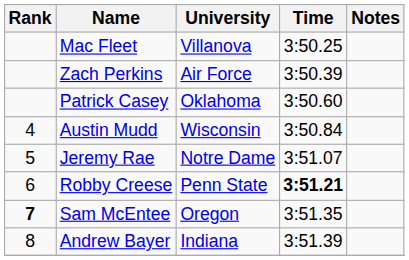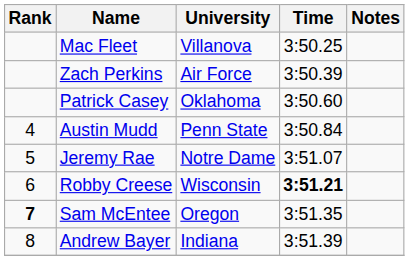(220, 130) Wisconsin -> (224, 130) Penn State
(224, 185) Penn State -> (220, 185) Wisconsin
